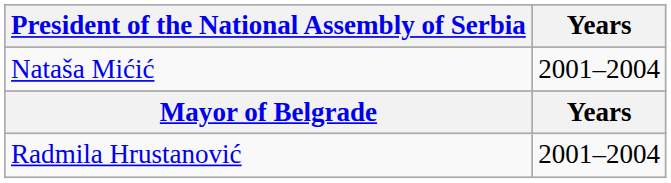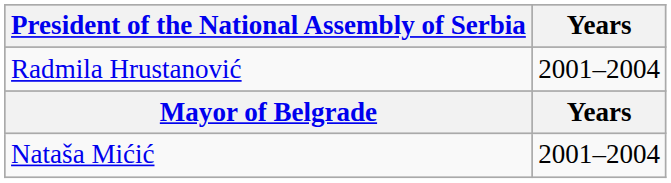rows swapped: (83, 68) <-> (126, 154)
